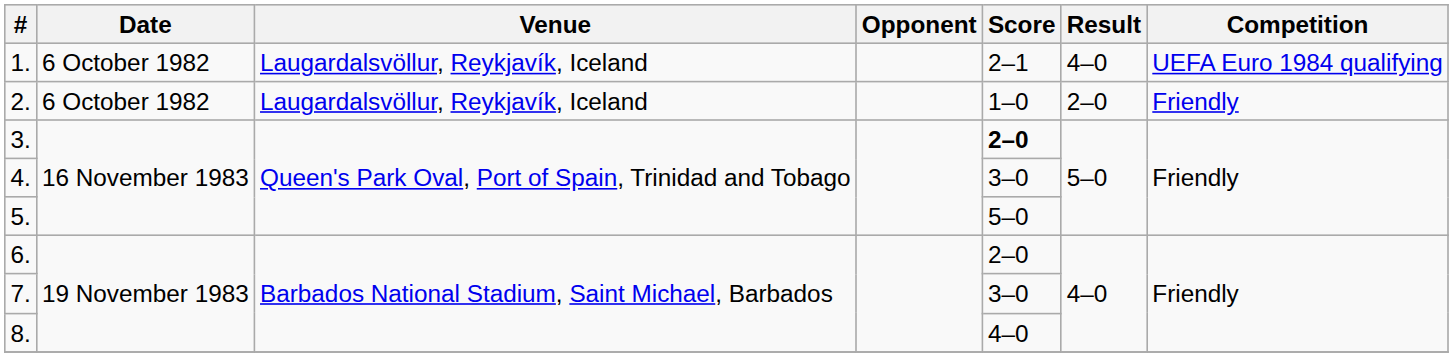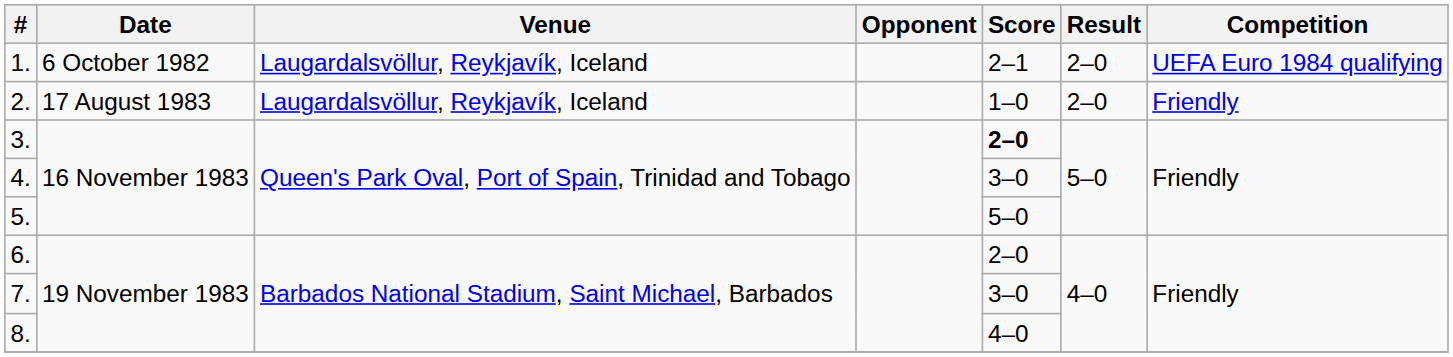(1087, 63) 4–0 -> (1087, 63) 2–0
(126, 101) 6 October 1982 -> (126, 101) 17 August 1983
